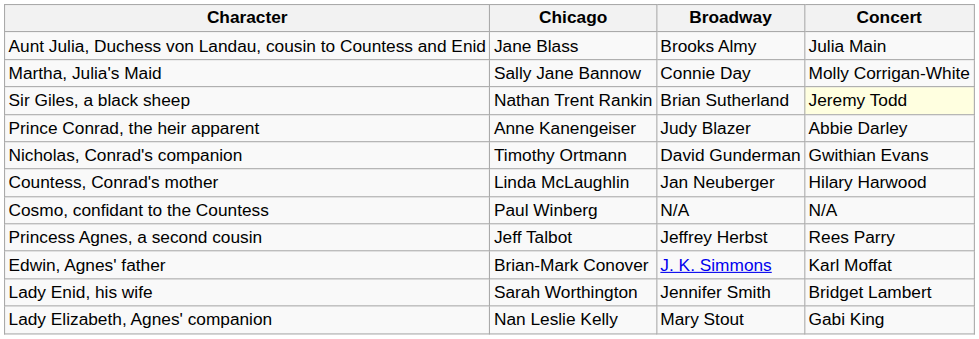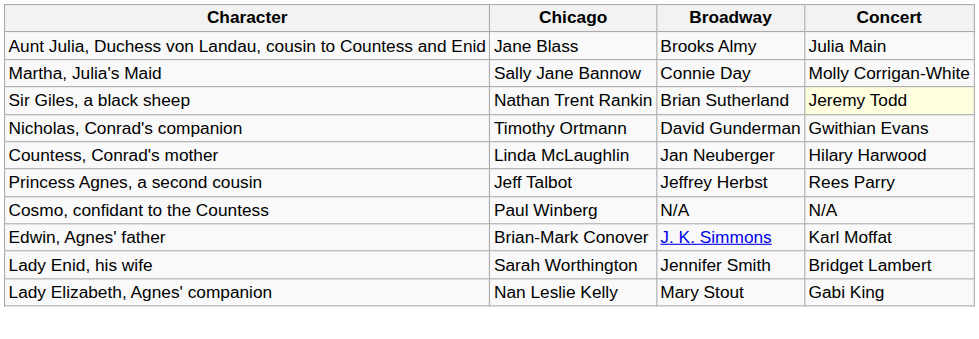- row: (134, 127)
rows swapped: (139, 210) <-> (135, 237)
